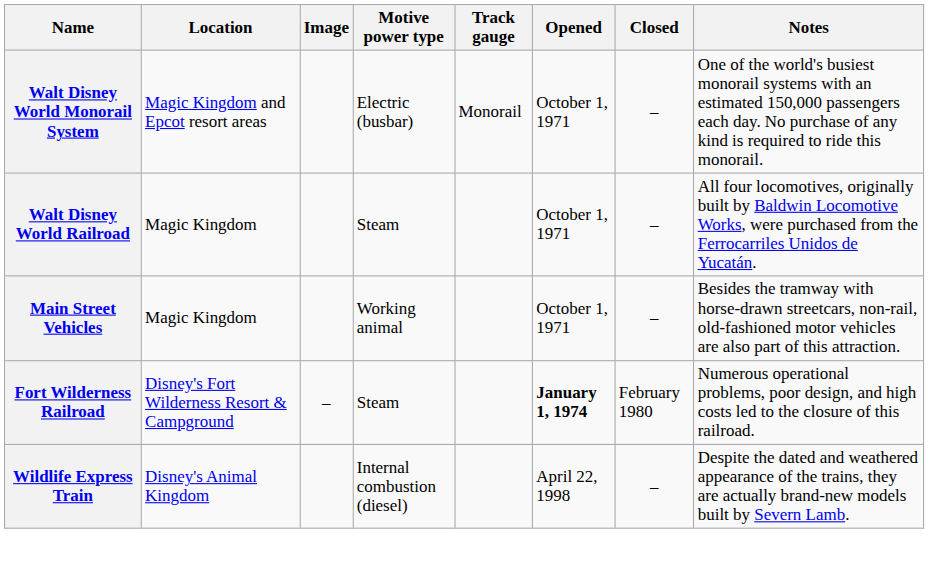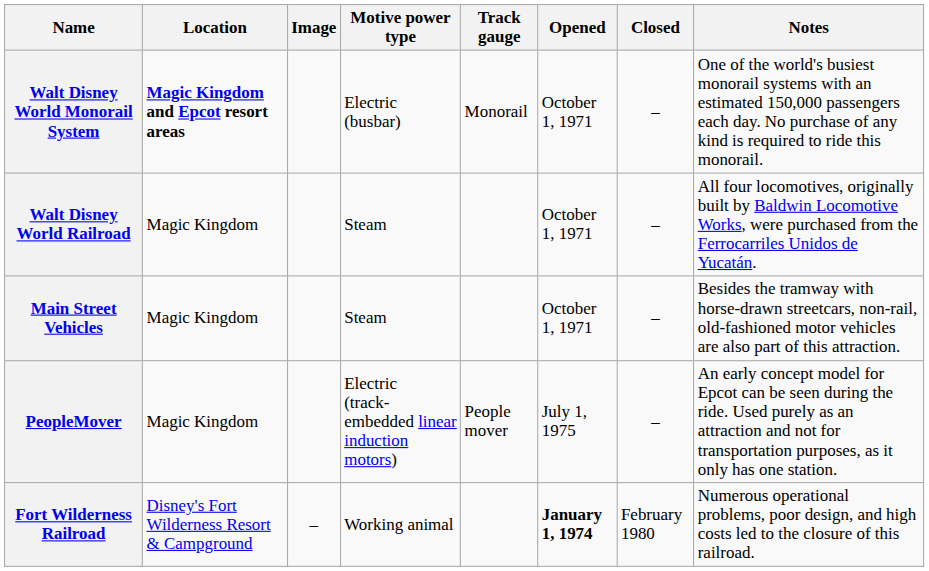(215, 111) normal -> (207, 111) bold
(386, 318) Working animal -> (365, 318) Steam
+ row: (74, 421)
(378, 402) Steam -> (399, 524) Working animal
- row: (73, 486)
